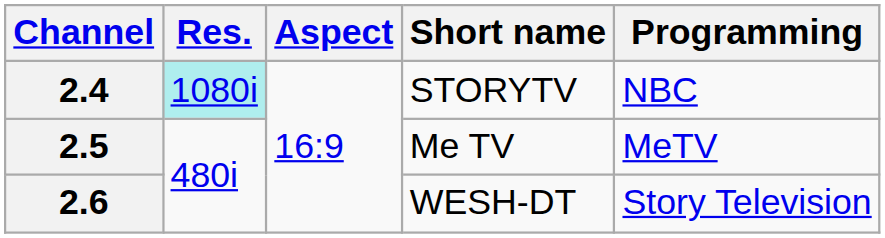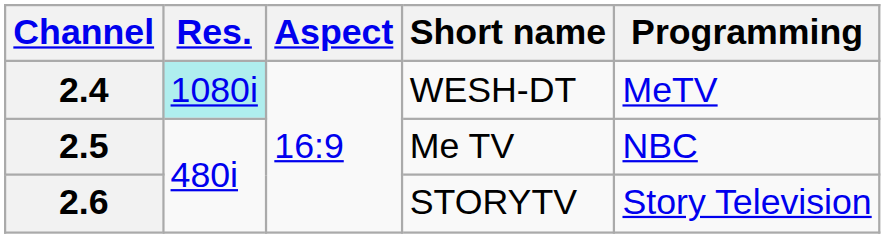(493, 89) STORYTV -> (493, 89) WESH-DT
(660, 89) NBC -> (670, 89) MeTV
(670, 145) MeTV -> (660, 145) NBC
(493, 202) WESH-DT -> (493, 202) STORYTV
